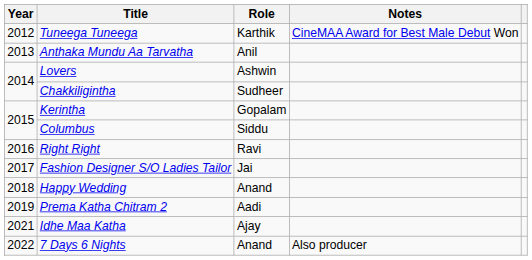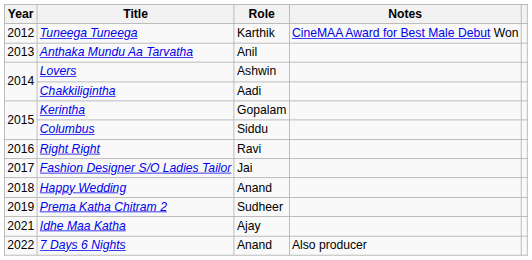(260, 91) Sudheer -> (249, 91) Aadi
(249, 206) Aadi -> (260, 206) Sudheer
